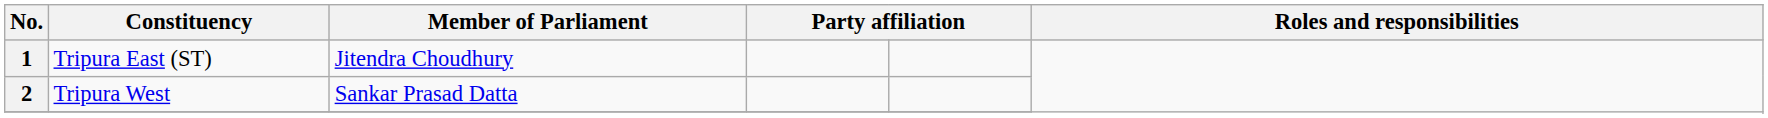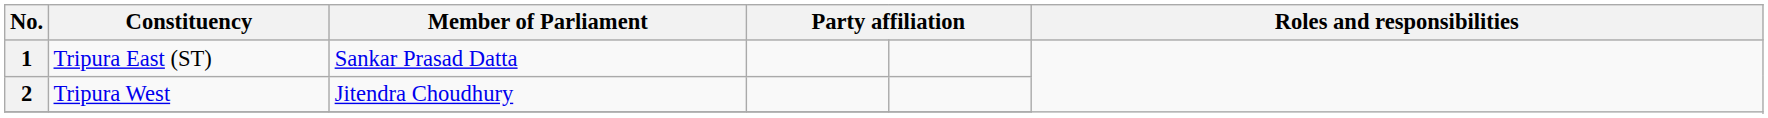(424, 58) Jitendra Choudhury -> (426, 58) Sankar Prasad Datta
(426, 93) Sankar Prasad Datta -> (424, 93) Jitendra Choudhury
